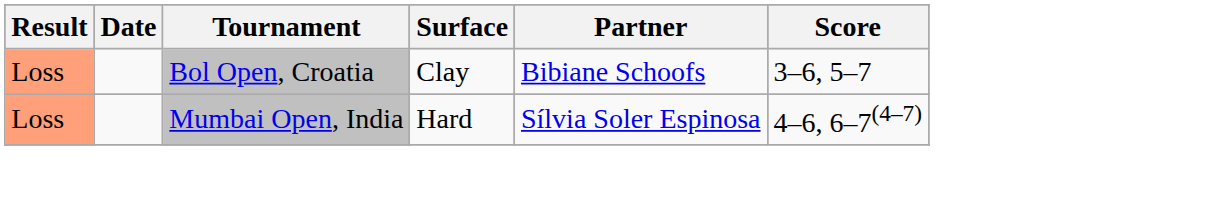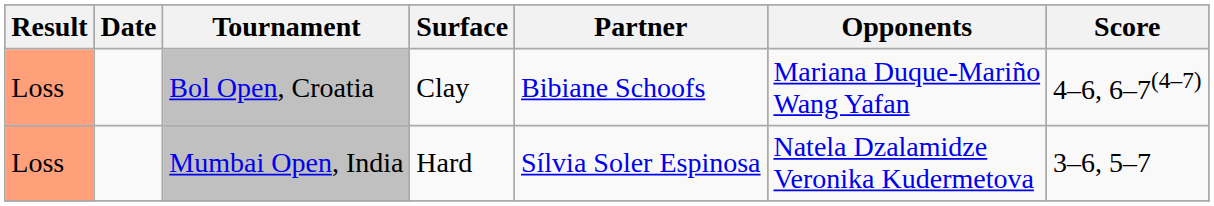+ column: (907, 26)
(822, 71) 3–6, 5–7 -> (1127, 86) 4–6, 6–7(4–7)
(848, 119) 4–6, 6–7(4–7) -> (1102, 162) 3–6, 5–7
